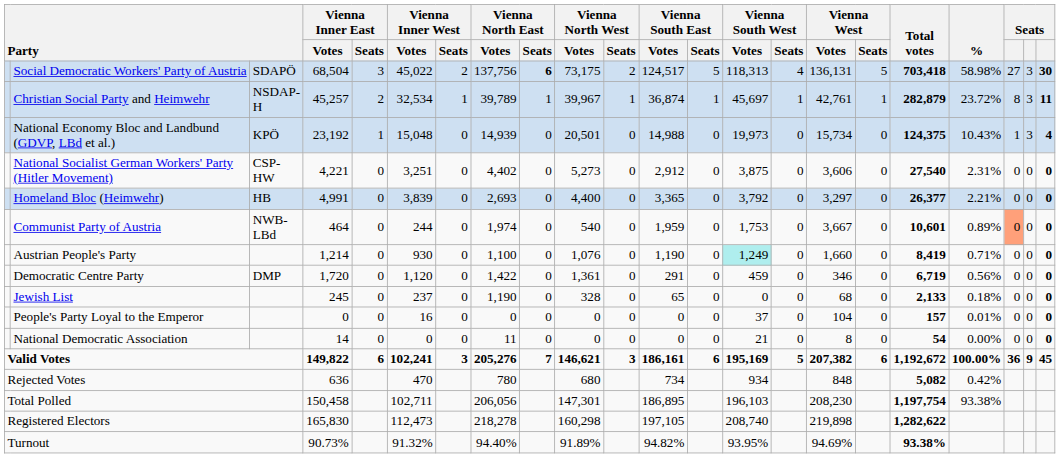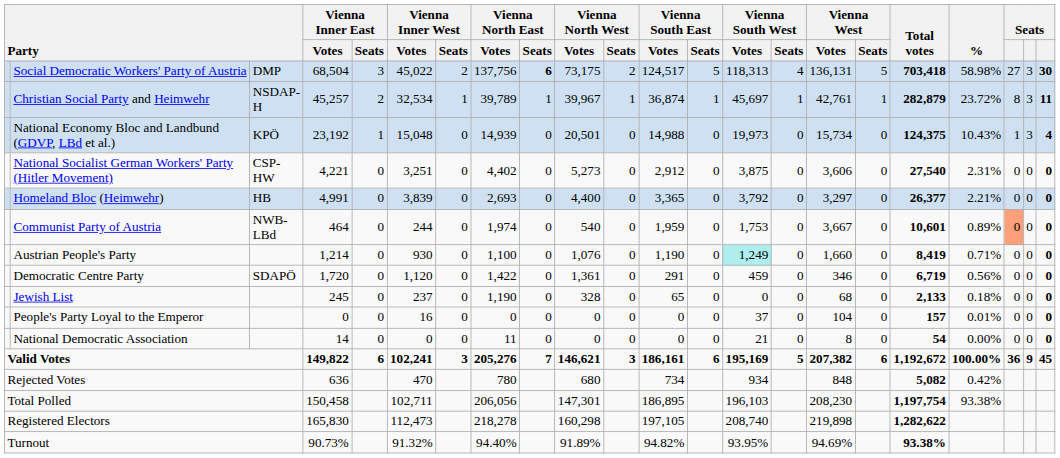(274, 71) SDAPÖ -> (267, 71) DMP
(267, 275) DMP -> (274, 275) SDAPÖ
